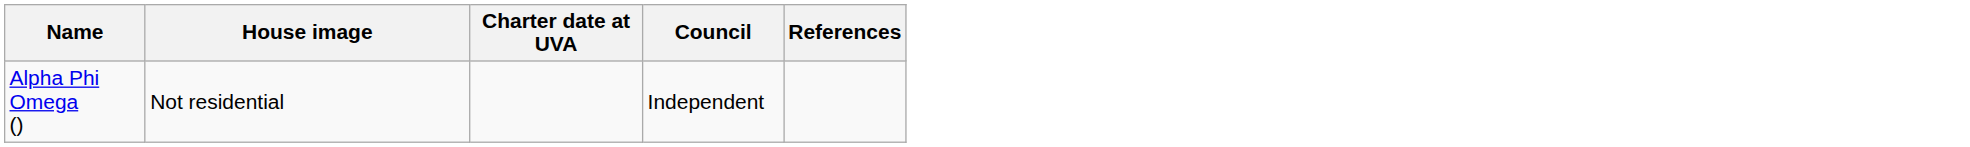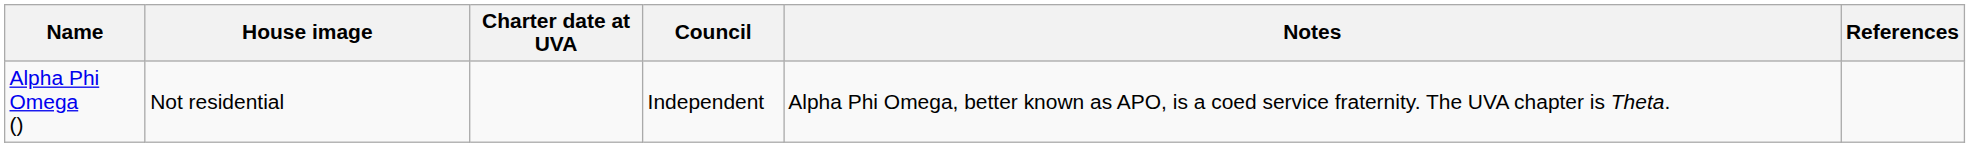+ column: (1312, 32)
